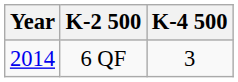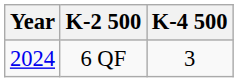(32, 58) 2014 -> (32, 58) 2024
